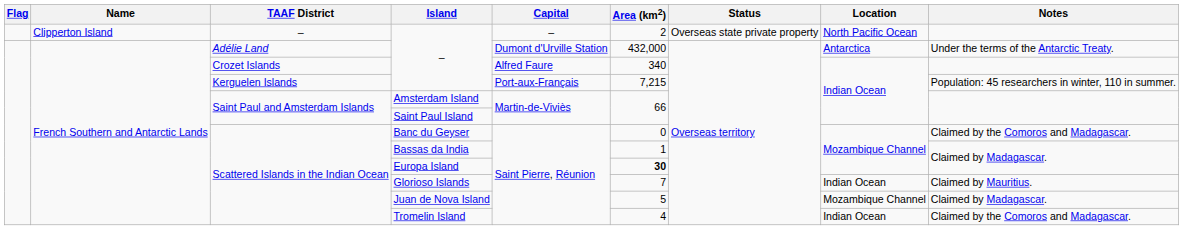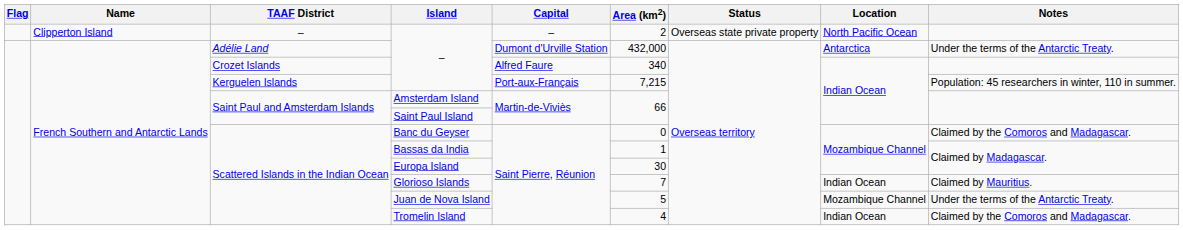(660, 166) bold -> (660, 166) normal
(989, 199) Claimed by Madagascar. -> (1022, 199) Under the terms of the Antarctic Treaty.
